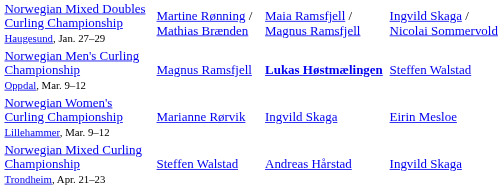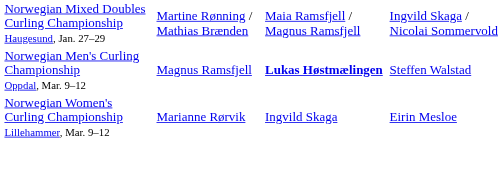- row: (73, 164)
